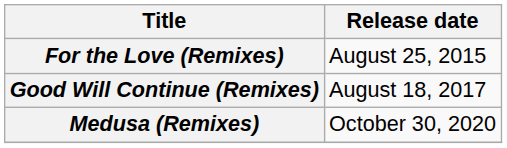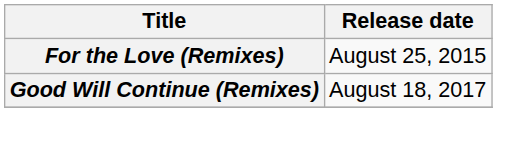- row: (164, 124)
